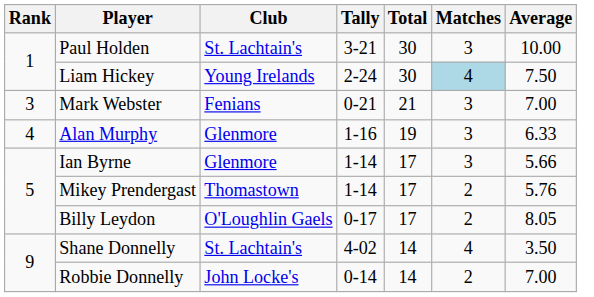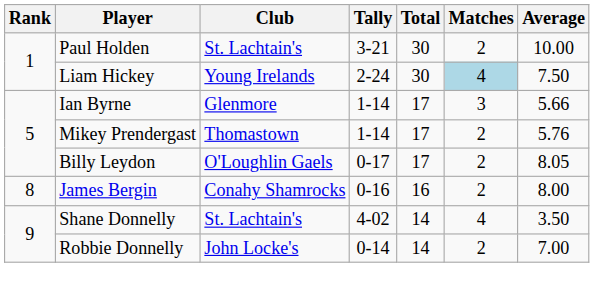(468, 47) 3 -> (481, 47) 2
- row: (110, 104)
- row: (108, 133)
+ row: (108, 190)
